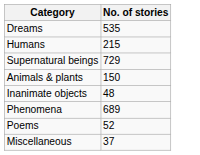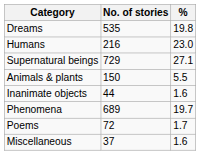+ column: (183, 12)
(112, 45) 215 -> (112, 45) 216
(109, 93) 48 -> (109, 93) 44
(109, 126) 52 -> (109, 126) 72
